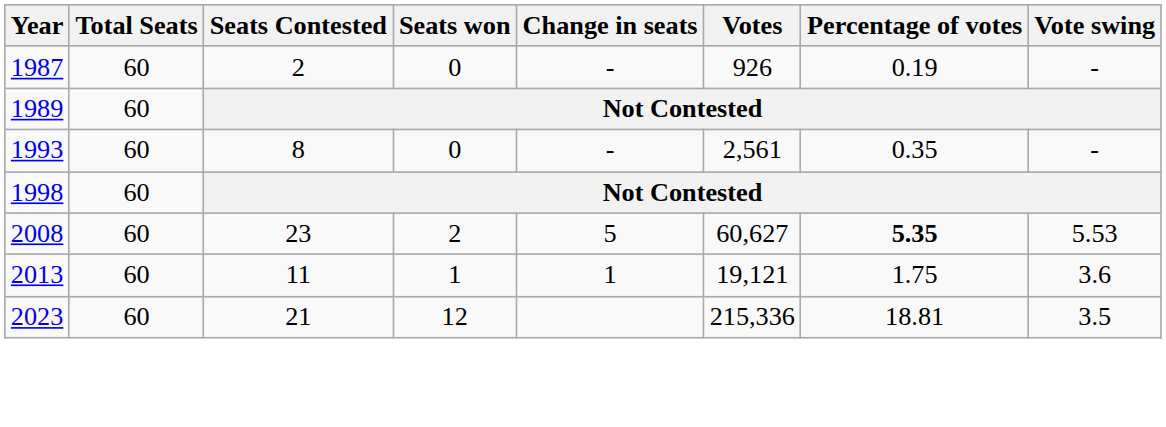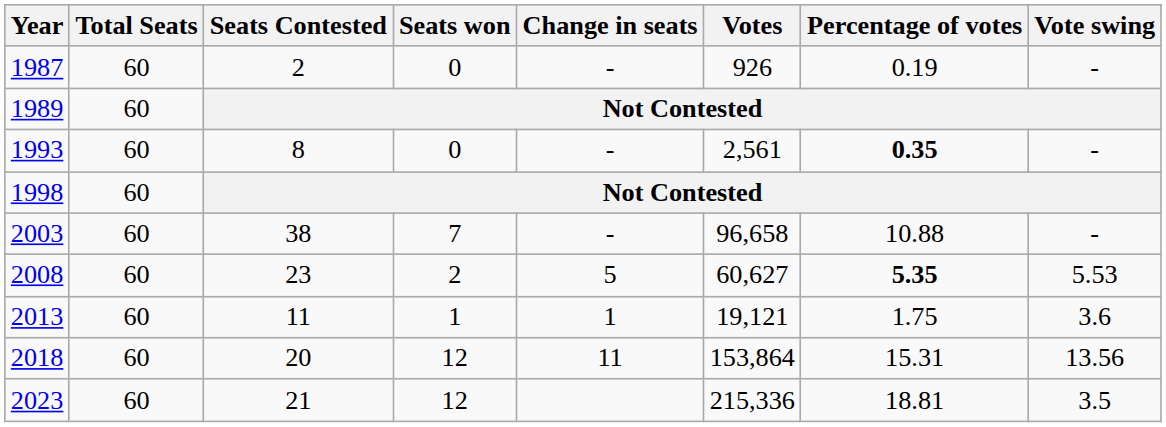(915, 150) normal -> (915, 150) bold
+ row: (37, 233)
+ row: (37, 358)
